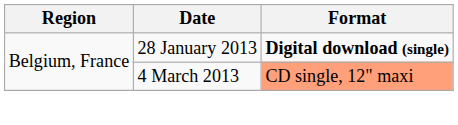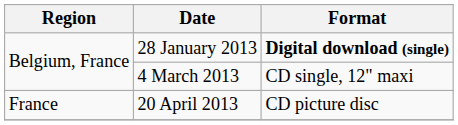(339, 76) lightsalmon background -> (339, 76) no background
+ row: (188, 104)
